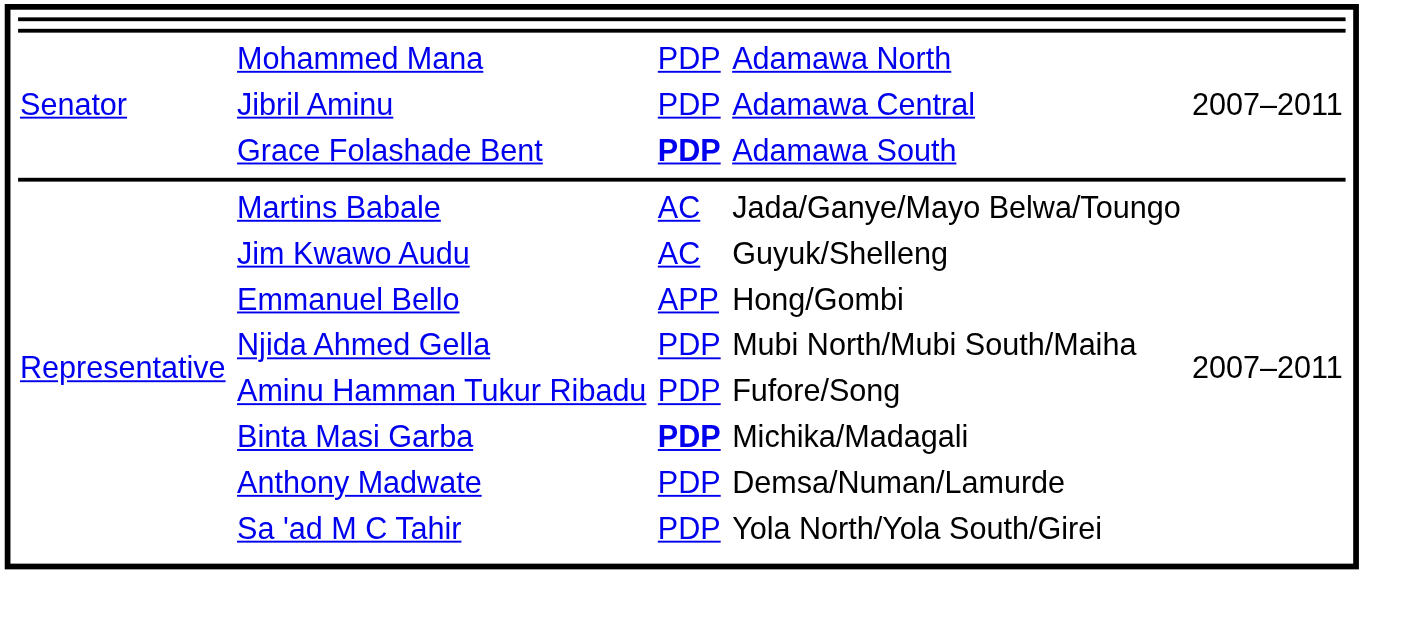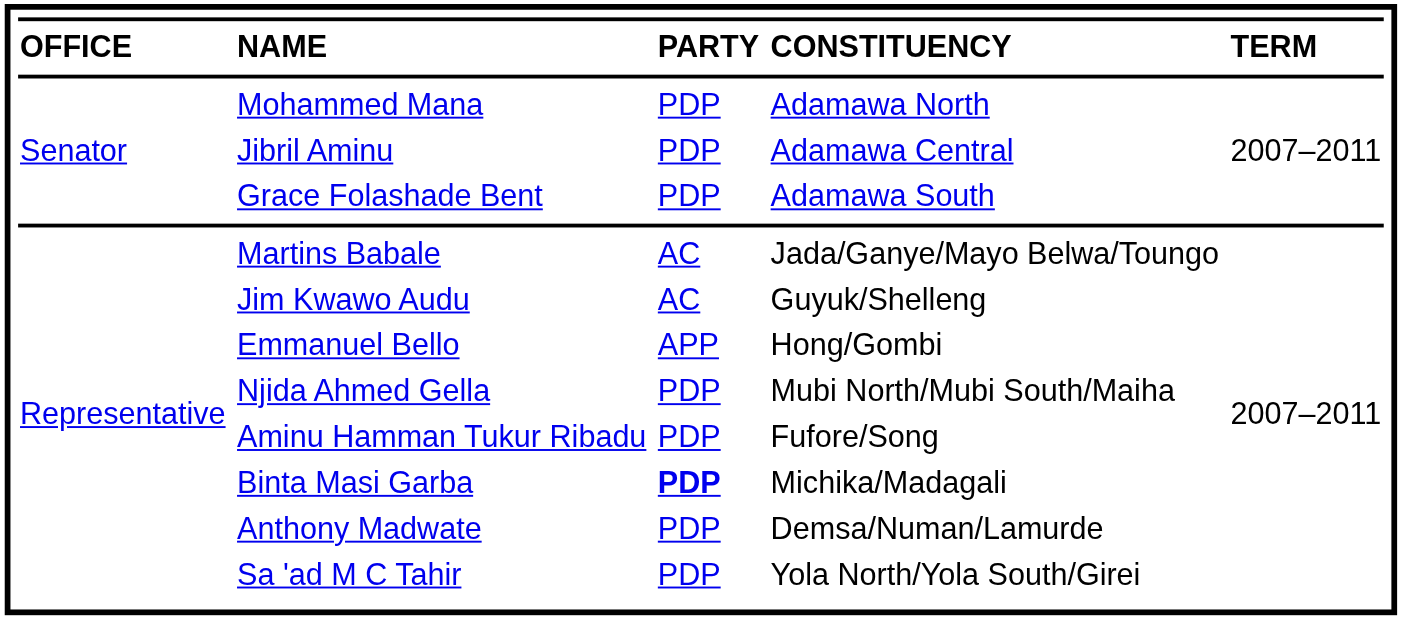+ row: (282, 47)
(689, 150) bold -> (689, 196) normal
